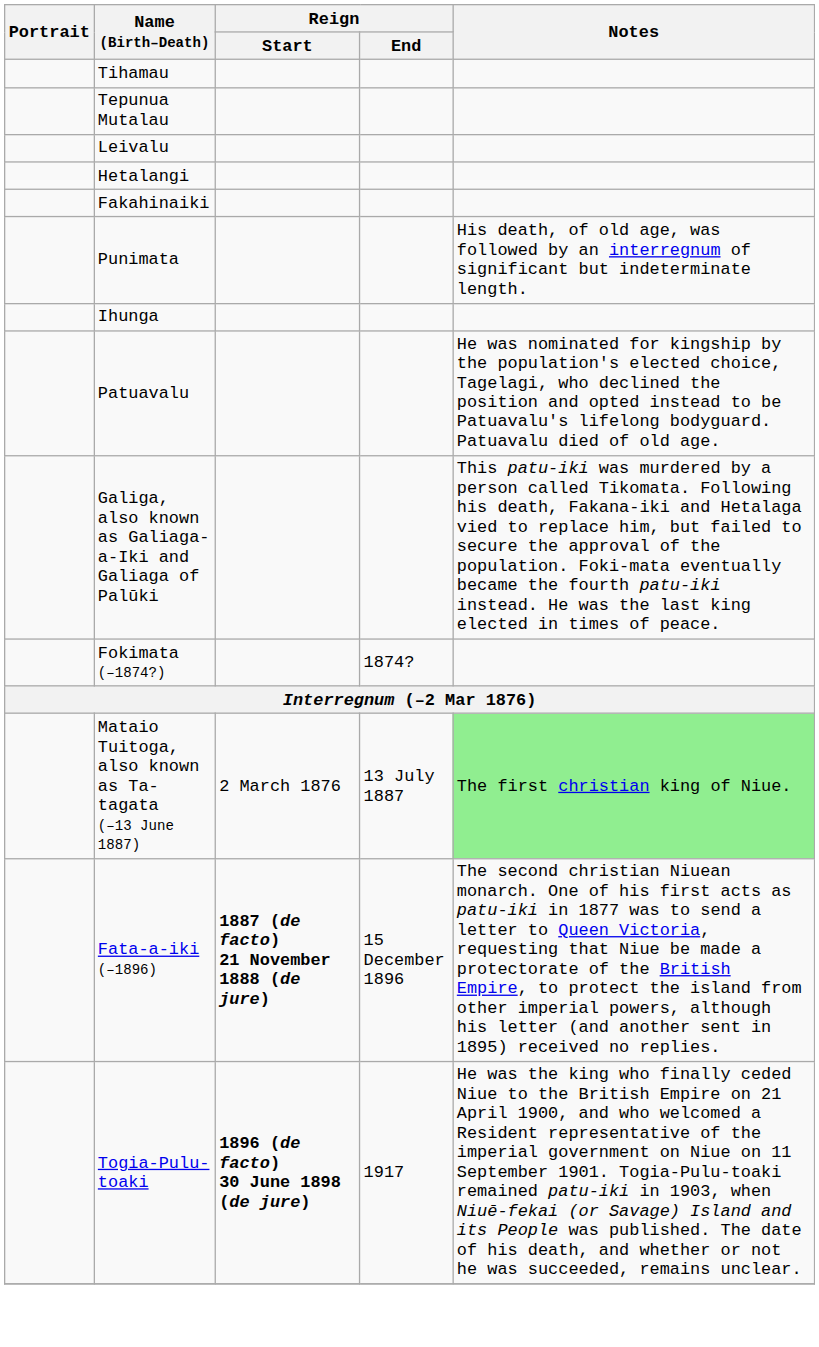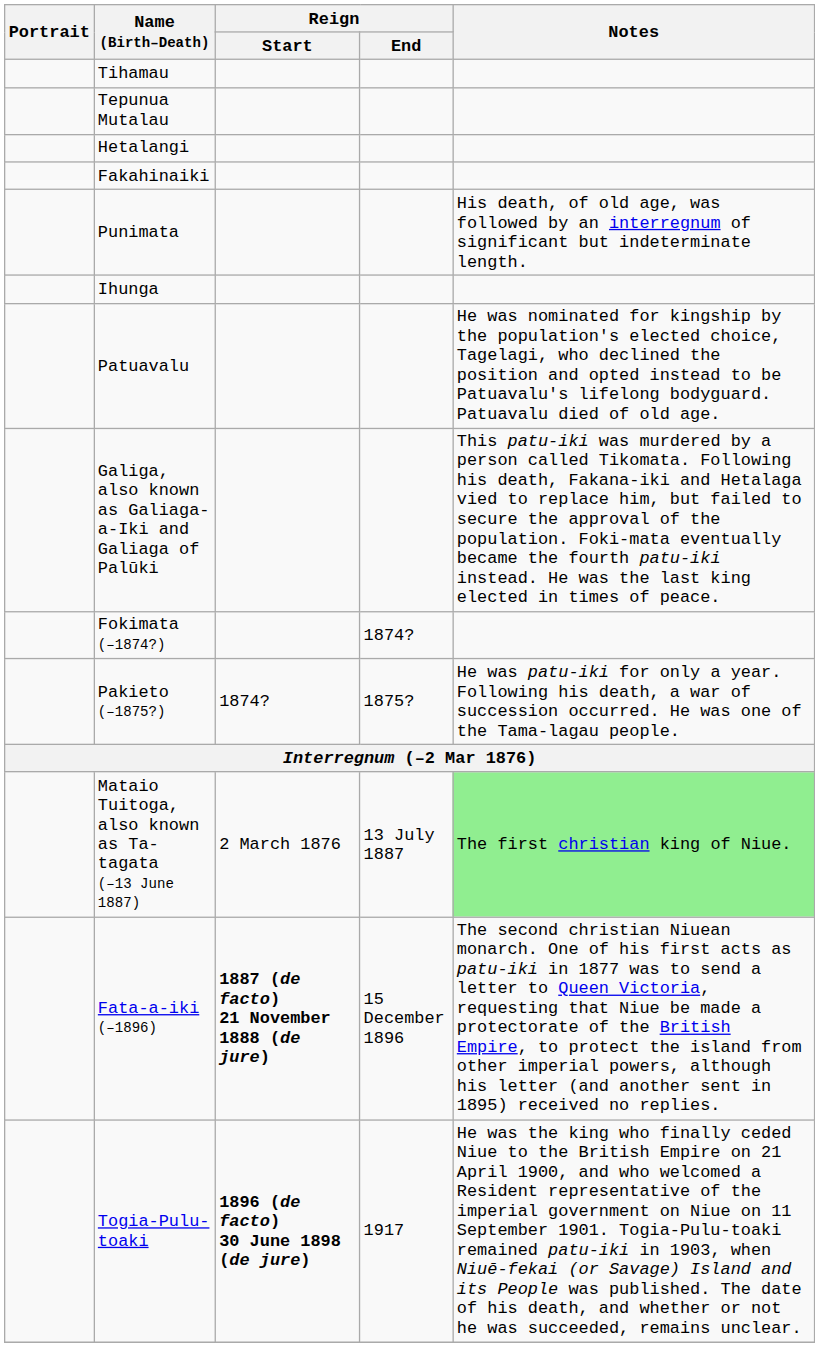- row: (133, 148)
+ row: (133, 701)
